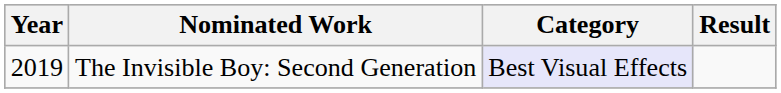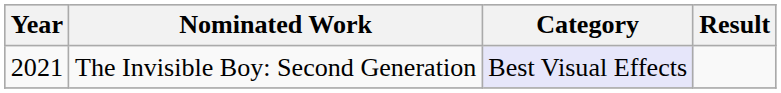(37, 66) 2019 -> (37, 66) 2021
